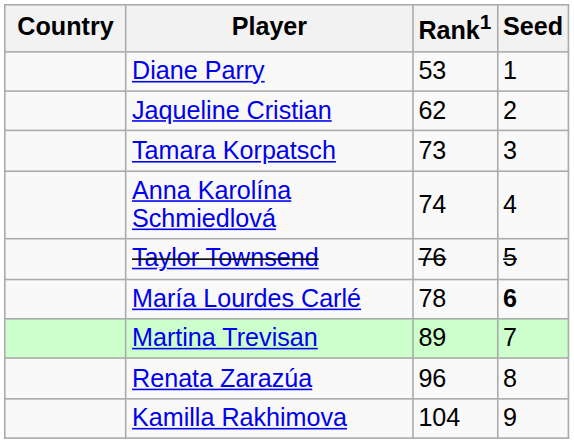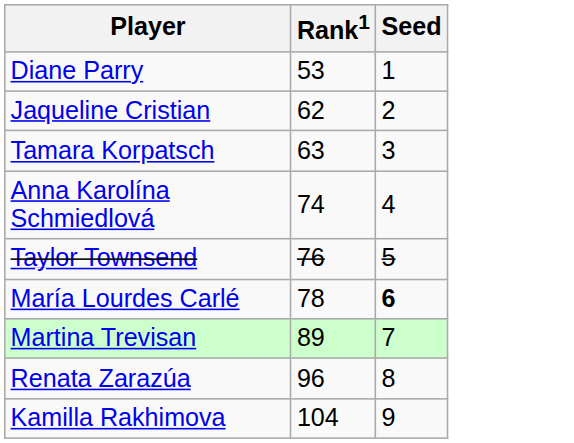- column: (66, 27)
(432, 150) 73 -> (311, 150) 63
